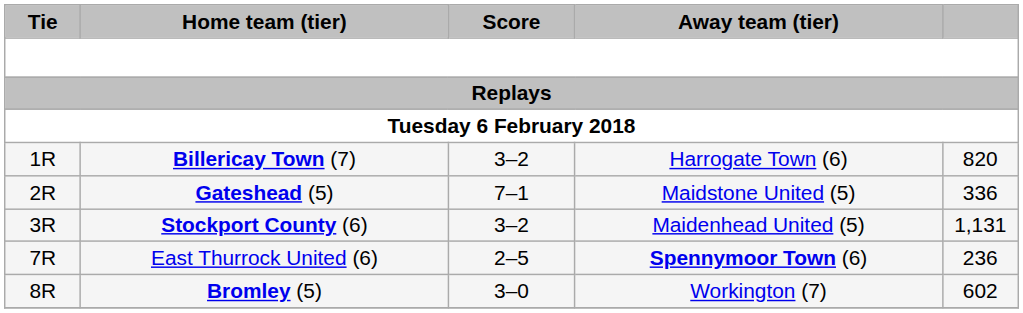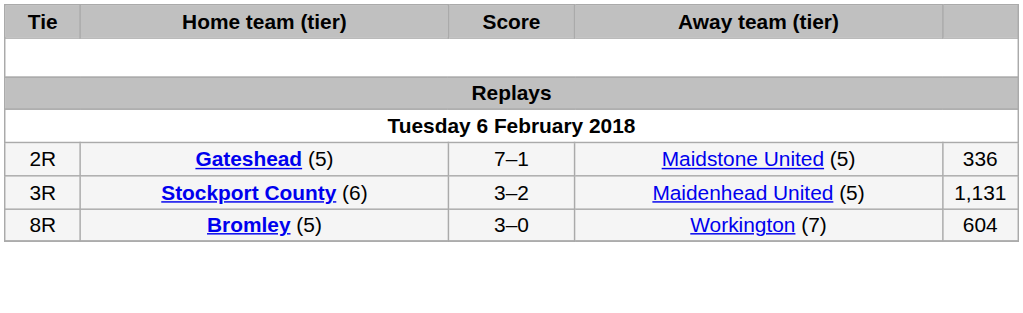- row: (264, 159)
- row: (264, 258)
(980, 291) 602 -> (980, 225) 604
